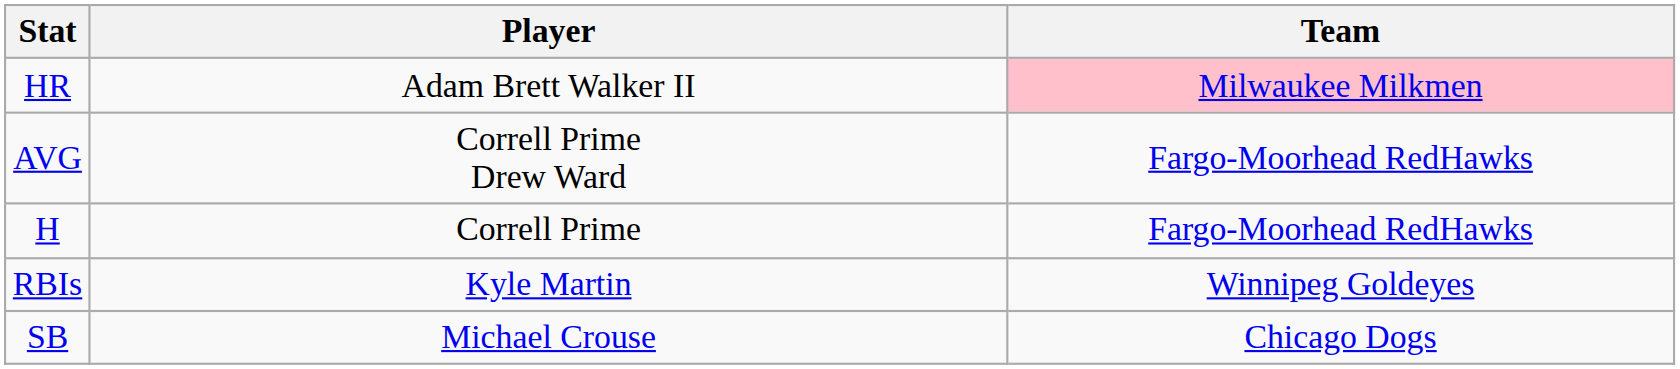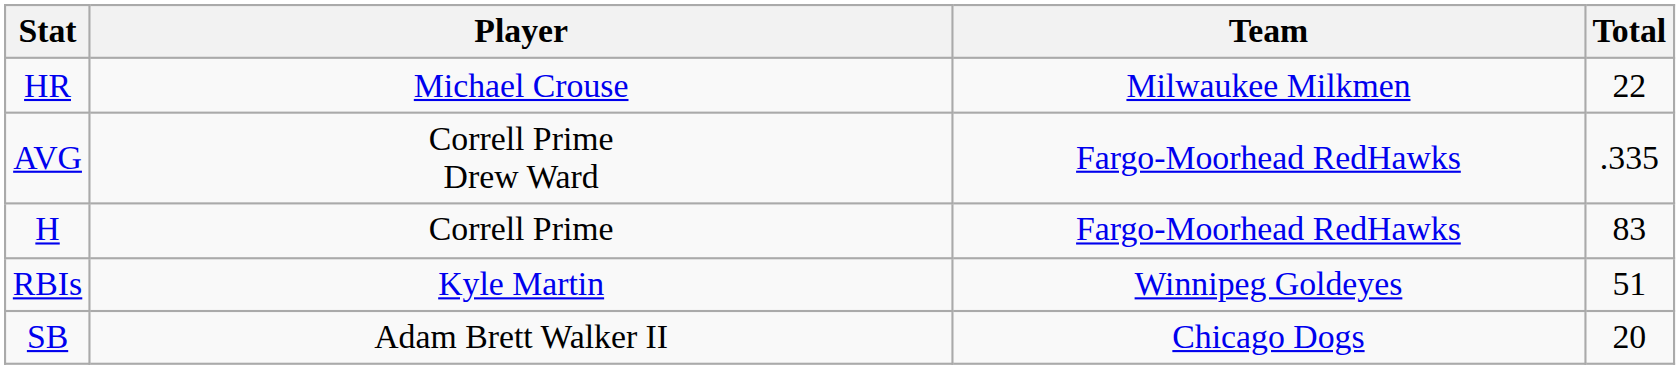+ column: (1629, 31)
(549, 84) Adam Brett Walker II -> (521, 84) Michael Crouse
(1341, 84) pink background -> (1268, 84) no background
(549, 336) Michael Crouse -> (521, 336) Adam Brett Walker II
